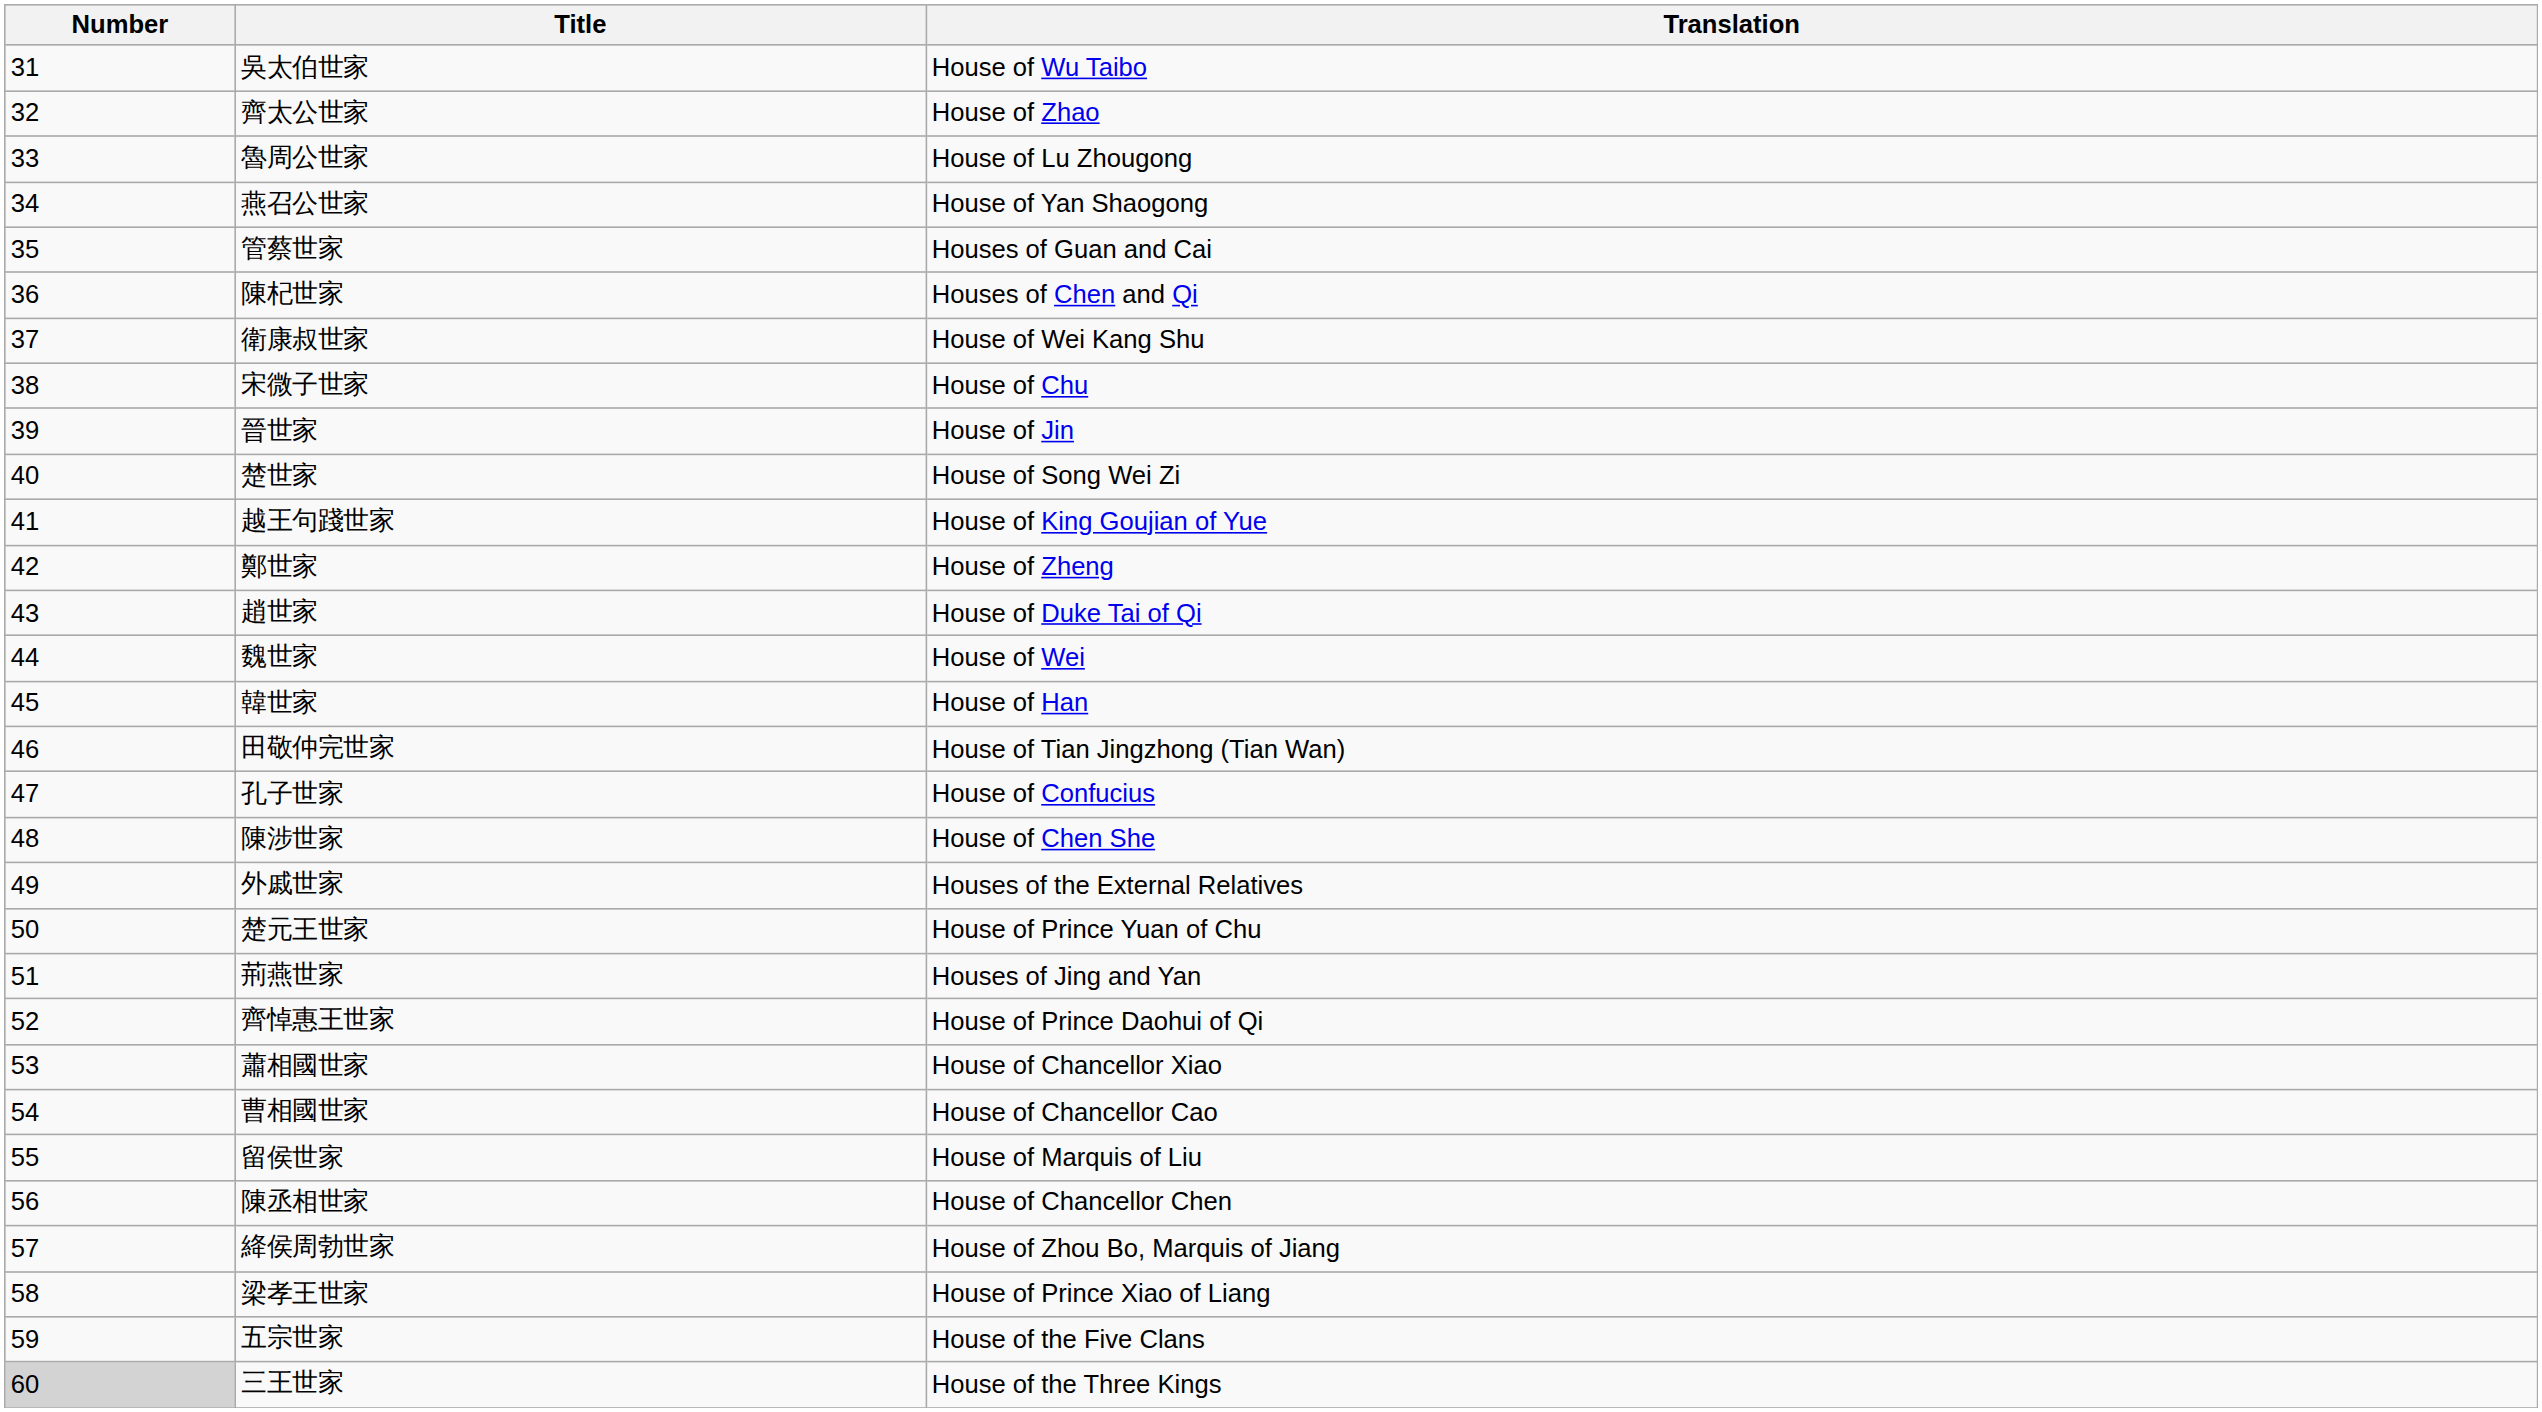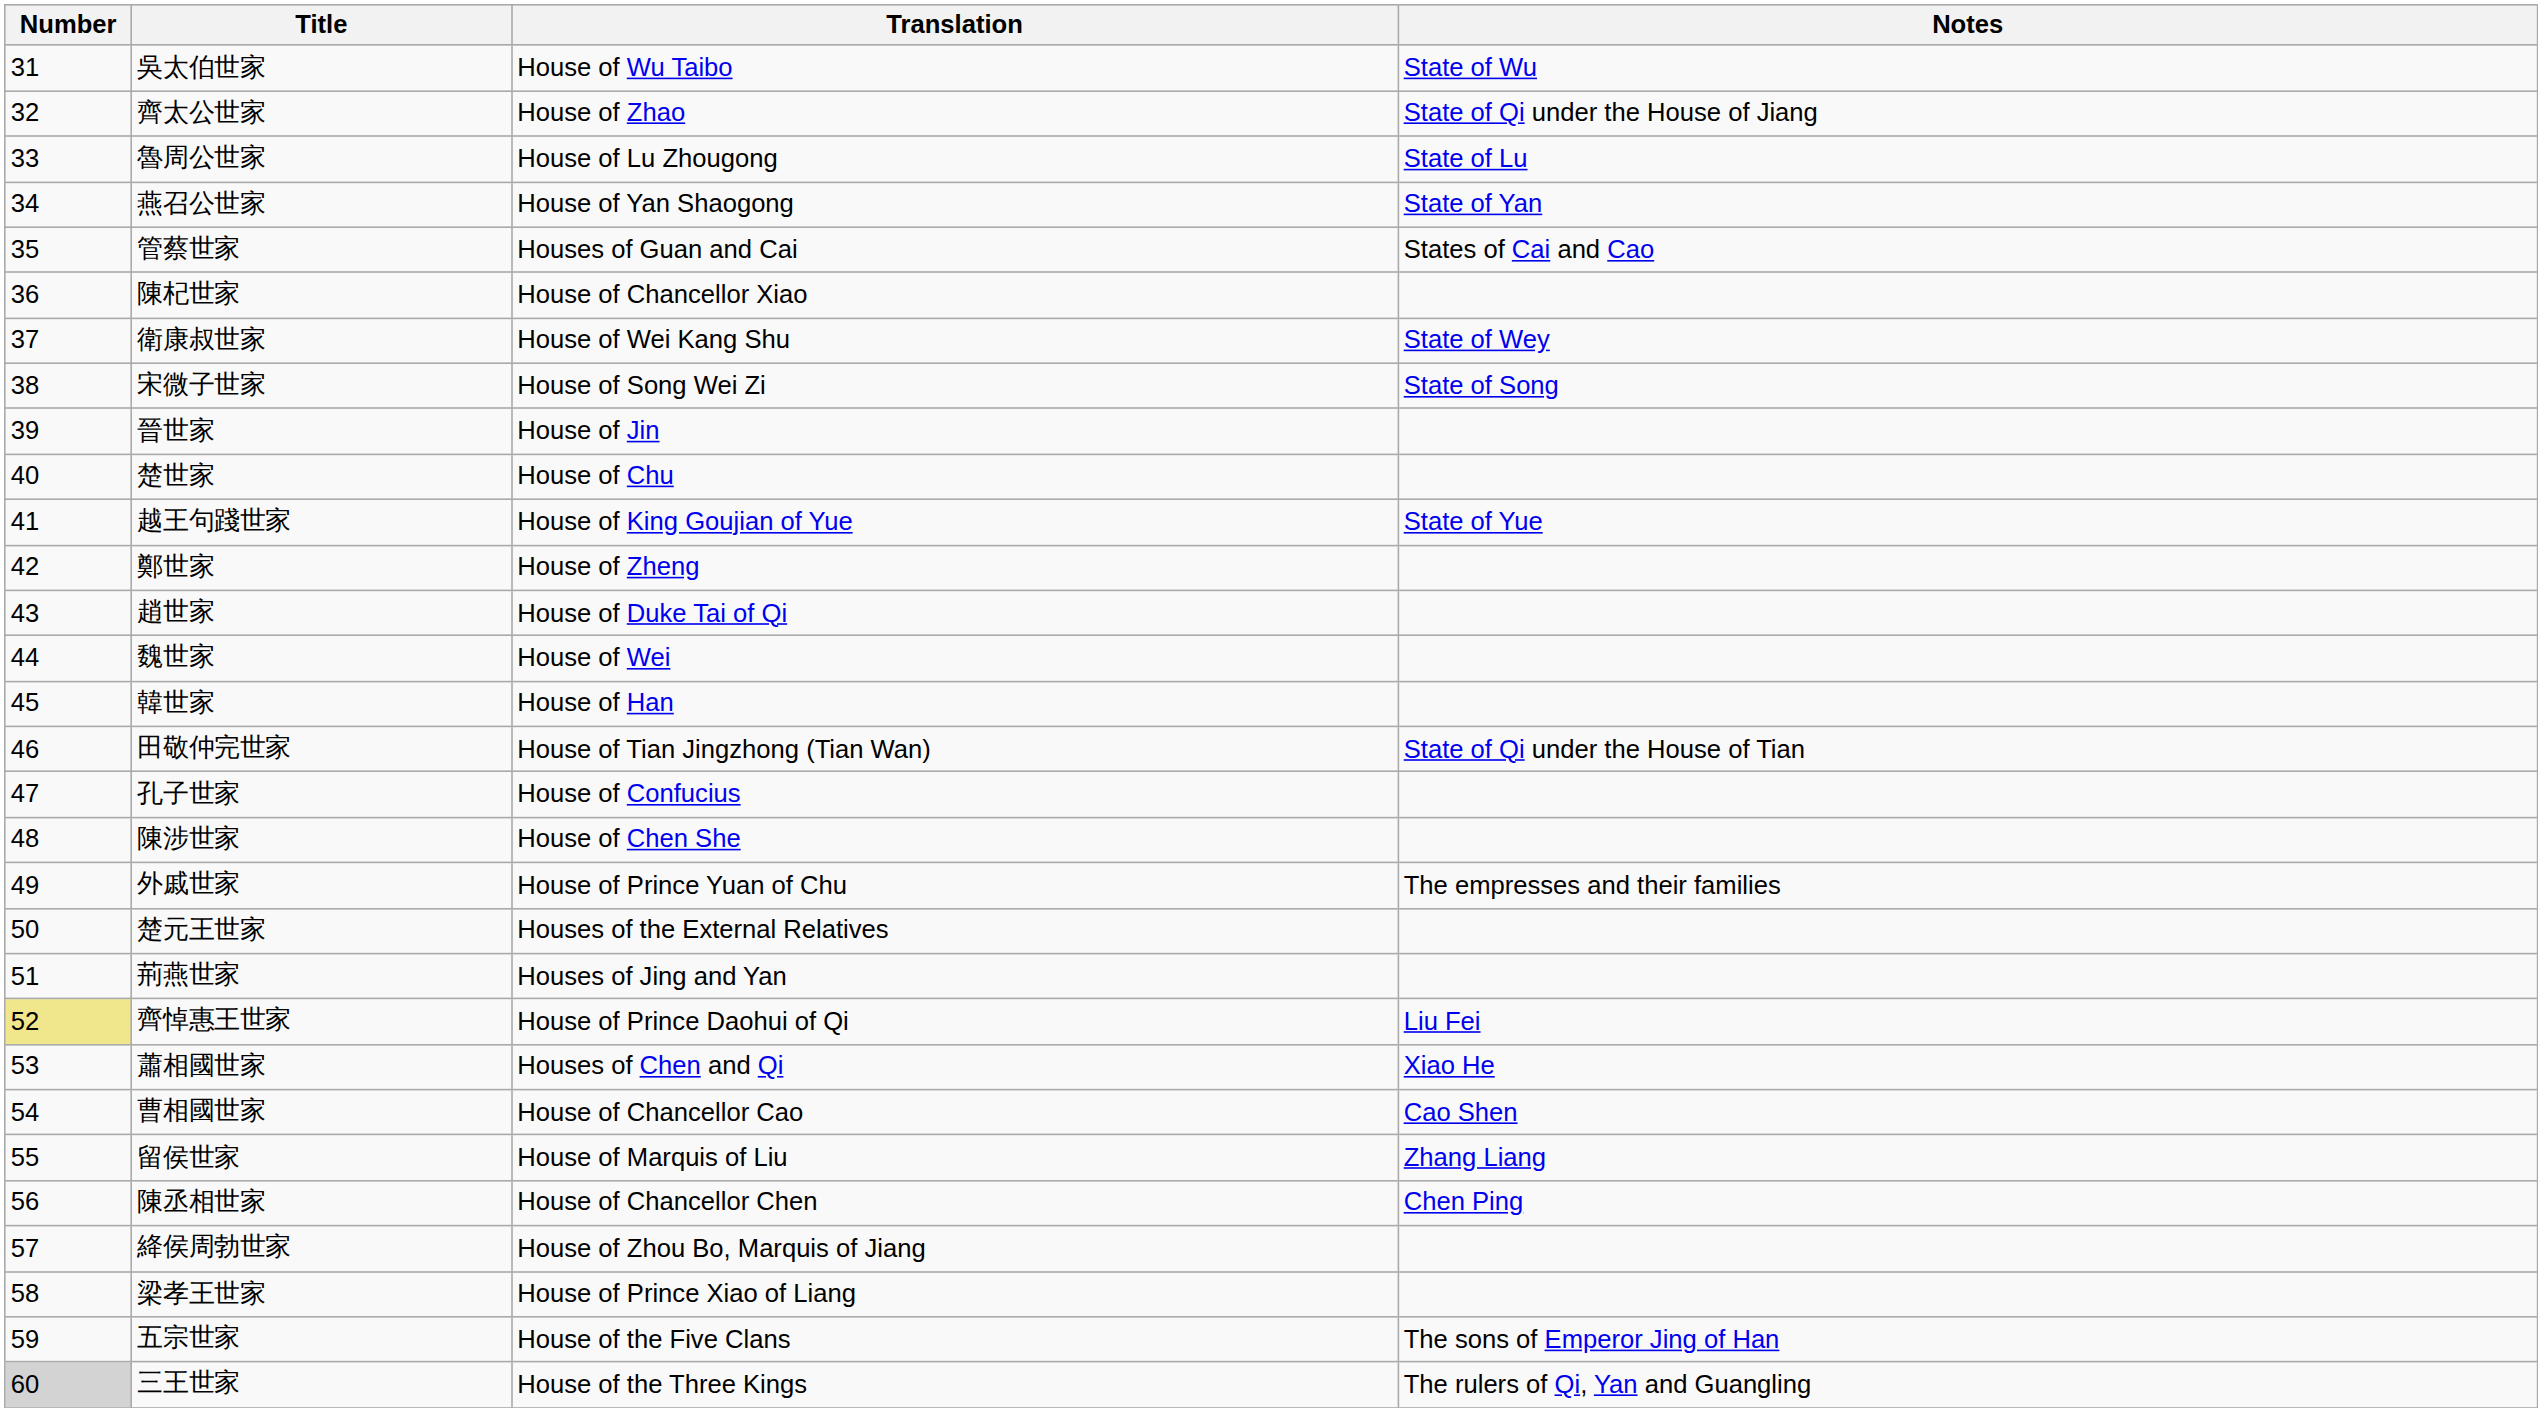+ column: (1968, 24)
(1065, 294) Houses of Chen and Qi -> (662, 294) House of Chancellor Xiao
(1010, 385) House of Chu -> (642, 385) House of Song Wei Zi
(1056, 476) House of Song Wei Zi -> (596, 476) House of Chu
(1117, 885) Houses of the External Relatives -> (682, 885) House of Prince Yuan of Chu
(1097, 930) House of Prince Yuan of Chu -> (703, 930) Houses of the External Relatives
(25, 1021) no background -> (25, 1021) khaki background
(1077, 1066) House of Chancellor Xiao -> (650, 1066) Houses of Chen and Qi
